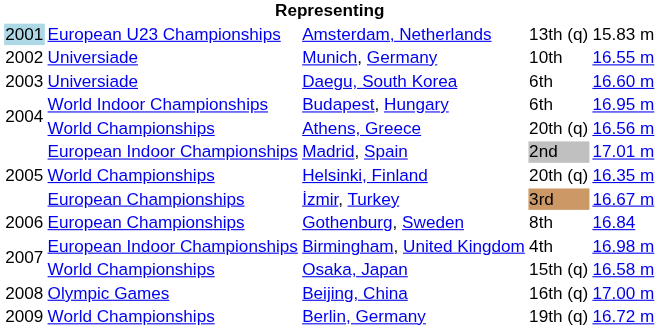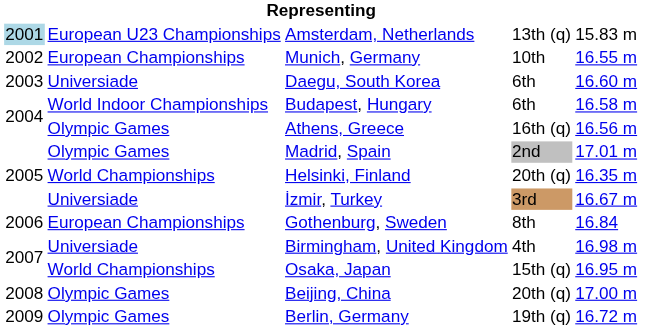(93, 57) Universiade -> (146, 57) European Championships
(623, 104) 16.95 m -> (606, 104) 16.58 m
(131, 128) World Championships -> (108, 128) Olympic Games
(559, 128) 20th (q) -> (541, 128) 16th (q)
(173, 152) European Indoor Championships -> (108, 152) Olympic Games
(146, 199) European Championships -> (93, 199) Universiade
(173, 246) European Indoor Championships -> (93, 246) Universiade
(623, 269) 16.58 m -> (606, 269) 16.95 m
(559, 293) 16th (q) -> (541, 293) 20th (q)
(131, 316) World Championships -> (108, 316) Olympic Games
